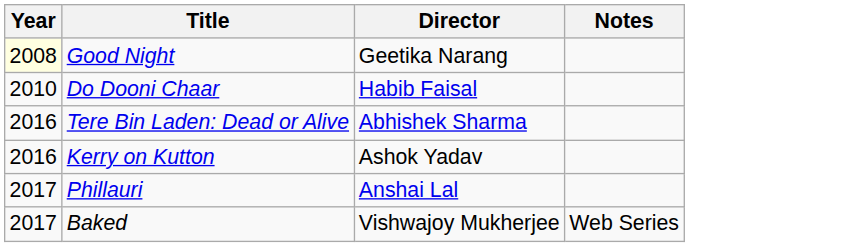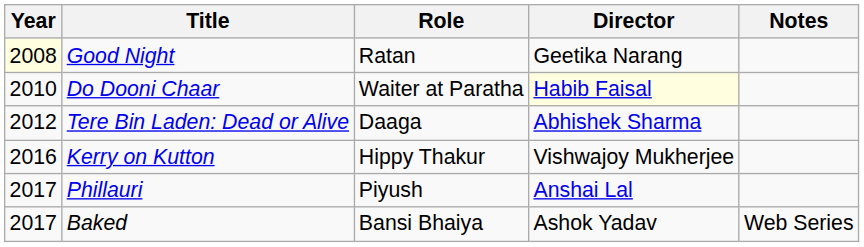+ column: (441, 21)
(418, 88) no background -> (593, 88) lightyellow background
(33, 122) 2016 -> (33, 122) 2012
(421, 156) Ashok Yadav -> (634, 156) Vishwajoy Mukherjee
(459, 223) Vishwajoy Mukherjee -> (595, 223) Ashok Yadav
